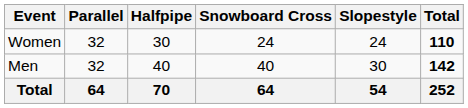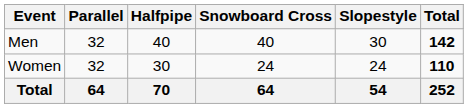rows swapped: (23, 66) <-> (35, 41)
